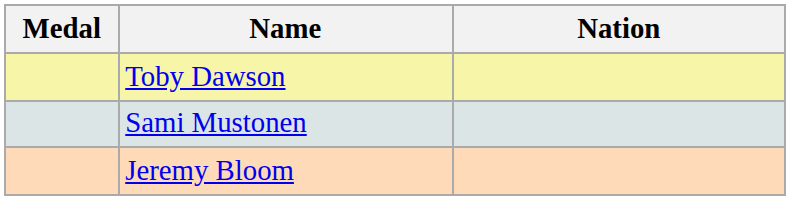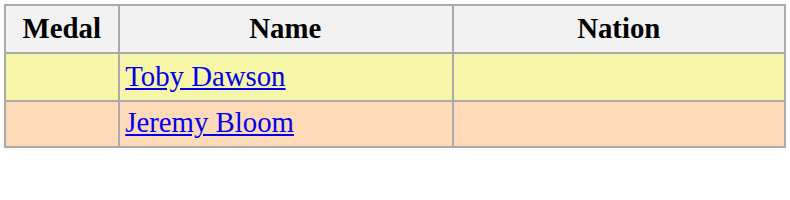- row: (216, 123)
